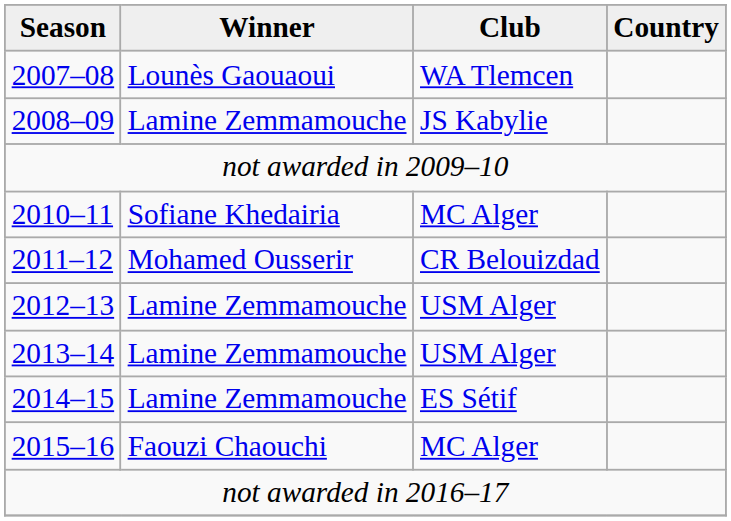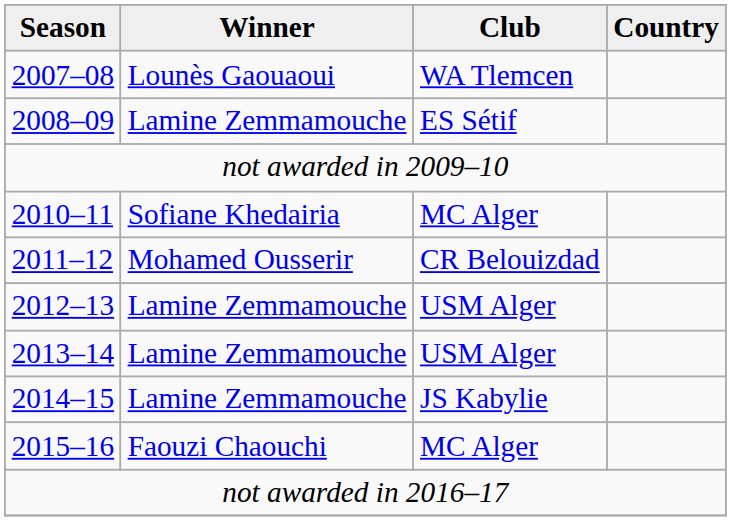(484, 120) JS Kabylie -> (468, 120) ES Sétif
(468, 399) ES Sétif -> (484, 399) JS Kabylie
